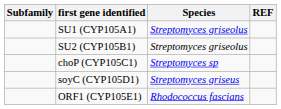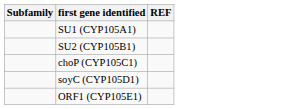- column: (199, 12)
